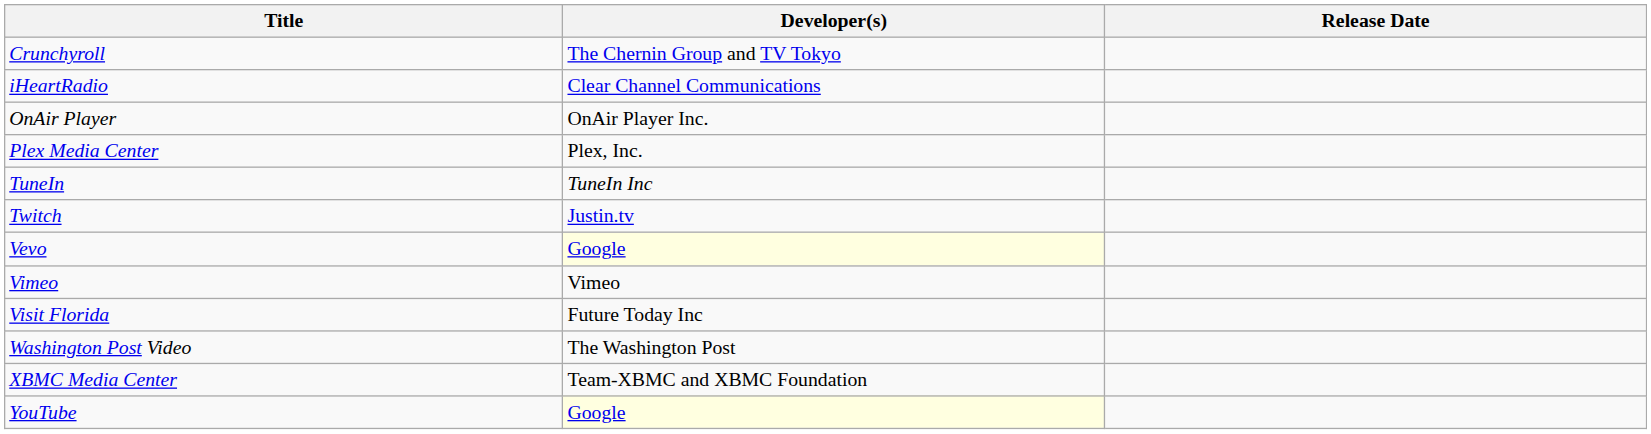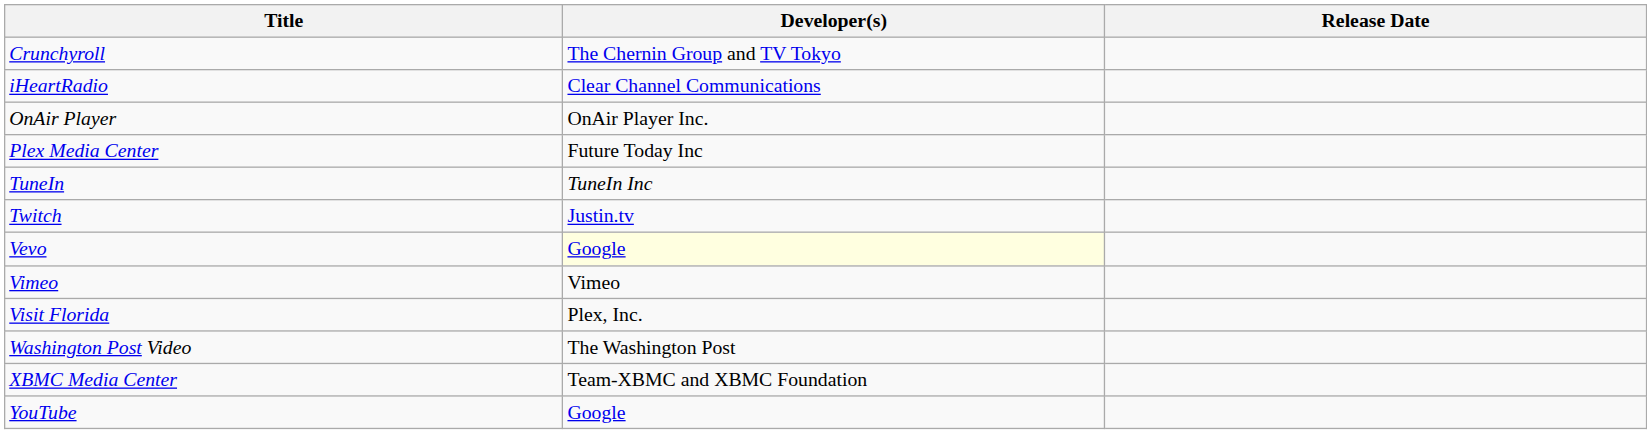(605, 151) Plex, Inc. -> (635, 151) Future Today Inc
(635, 314) Future Today Inc -> (605, 314) Plex, Inc.
(597, 411) lightyellow background -> (597, 411) no background
